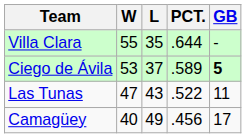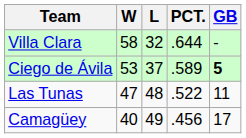(129, 42) 55 -> (129, 42) 58
(154, 42) 35 -> (154, 42) 32
(154, 94) 43 -> (154, 94) 48
